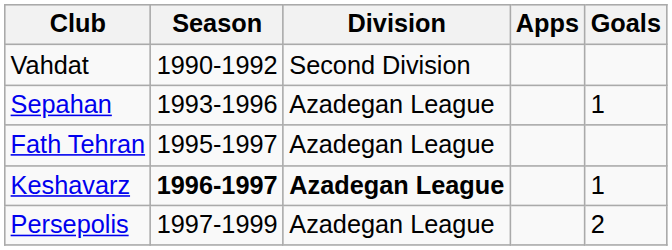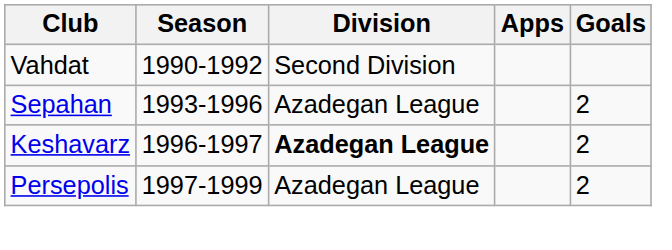(598, 104) 1 -> (583, 104) 2
- row: (78, 144)
(217, 184) bold -> (202, 144) normal
(598, 184) 1 -> (583, 144) 2
